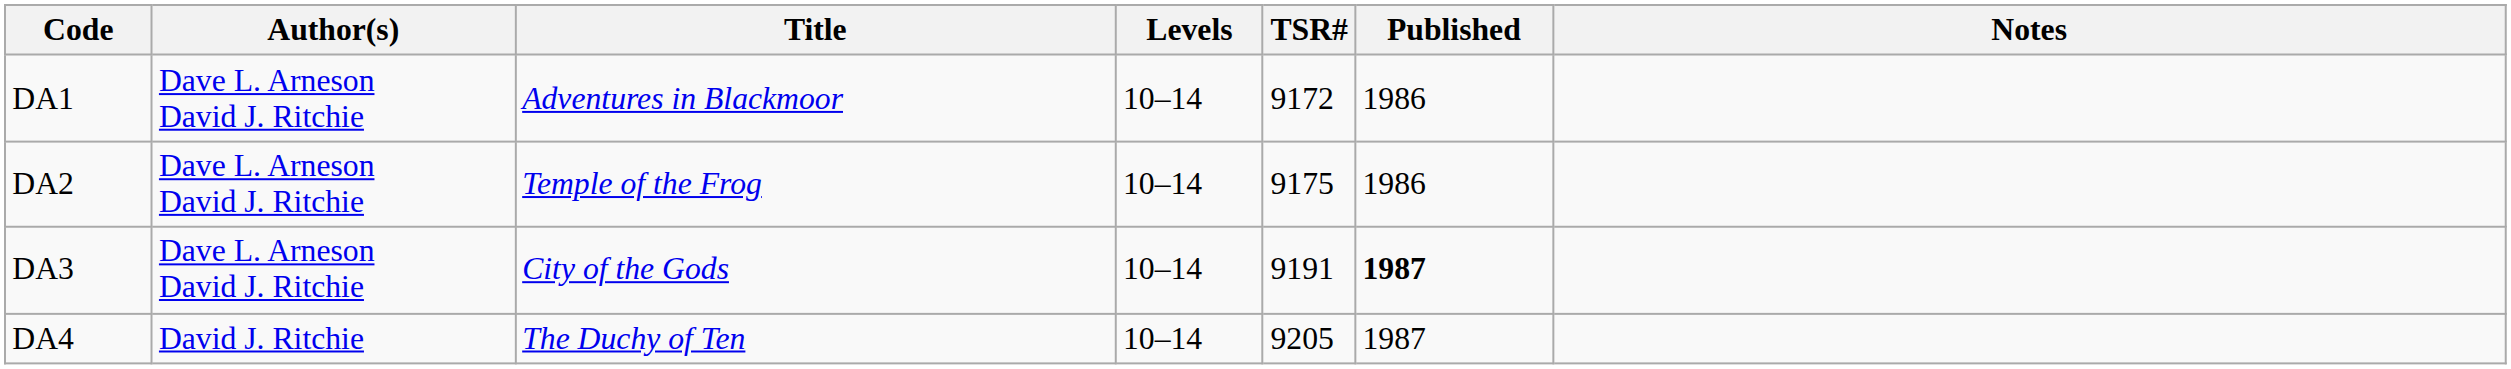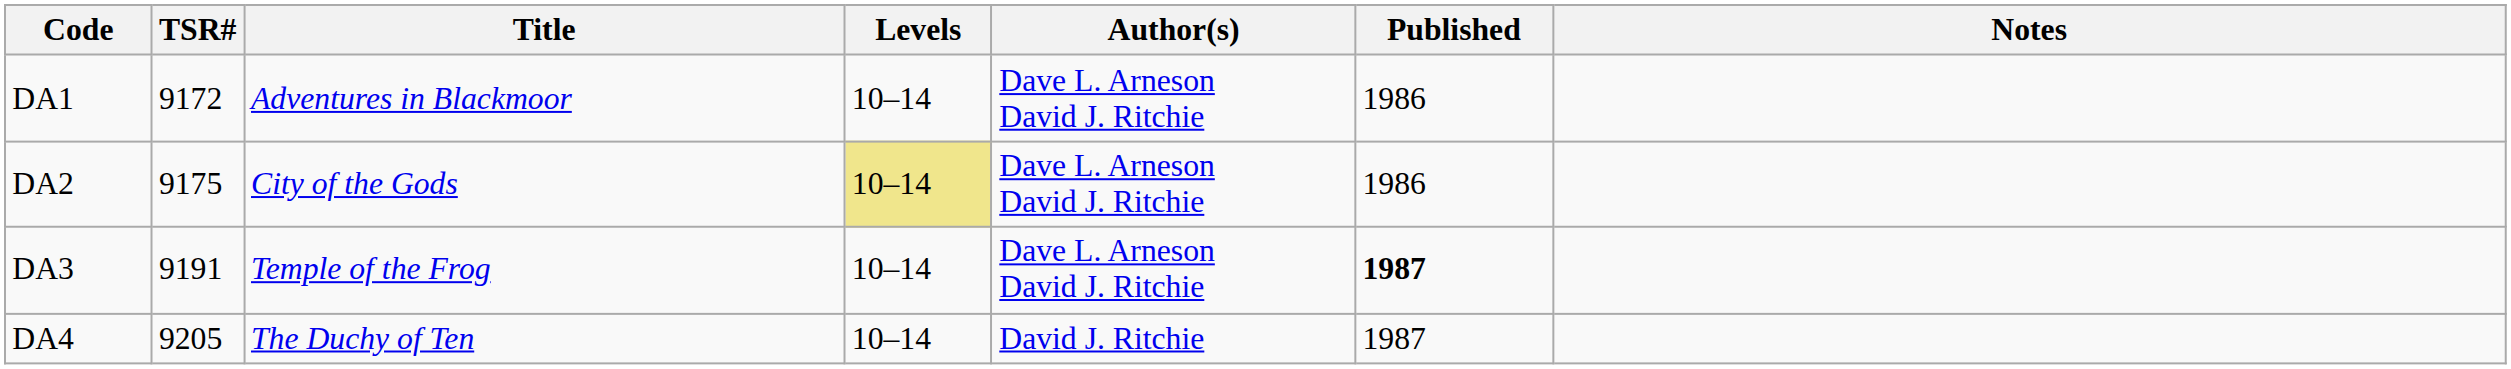columns swapped: (1309, 29) <-> (333, 29)
(642, 183) Temple of the Frog -> (354, 183) City of the Gods
(1163, 183) no background -> (891, 183) khaki background
(626, 269) City of the Gods -> (371, 269) Temple of the Frog
